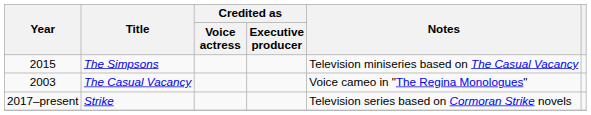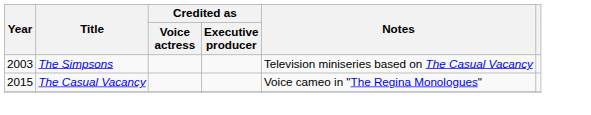(43, 63) 2015 -> (20, 63) 2003
(43, 82) 2003 -> (20, 82) 2015
- row: (99, 100)
